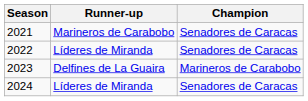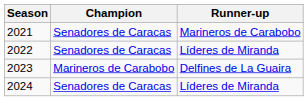columns swapped: (240, 13) <-> (114, 13)
